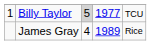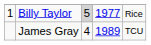(134, 13) TCU -> (134, 13) Rice
(134, 31) Rice -> (134, 31) TCU
